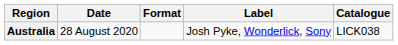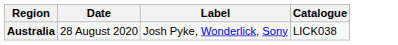- column: (162, 13)
